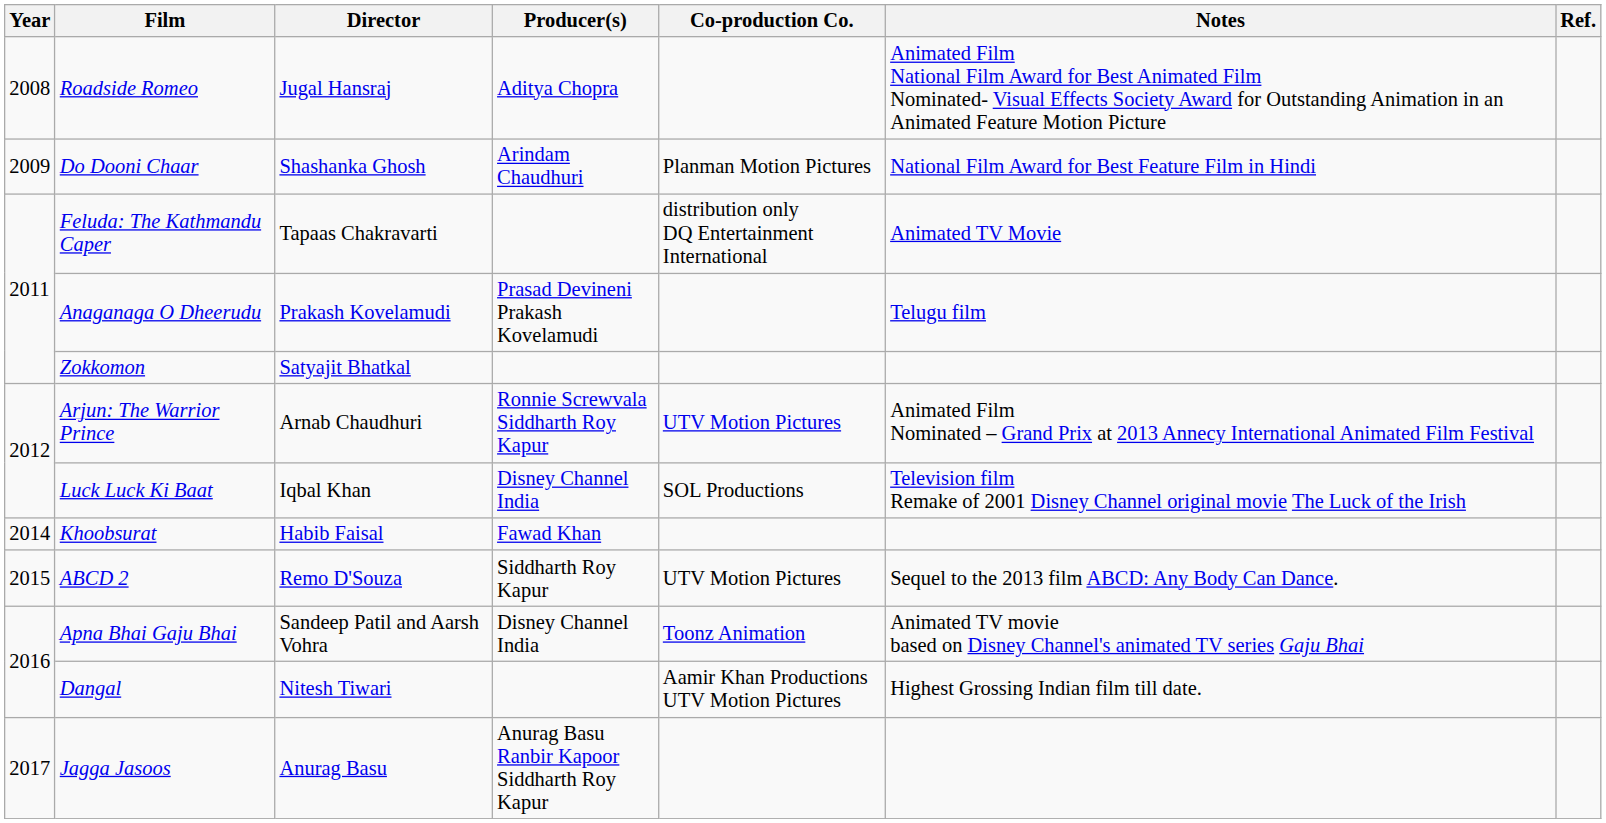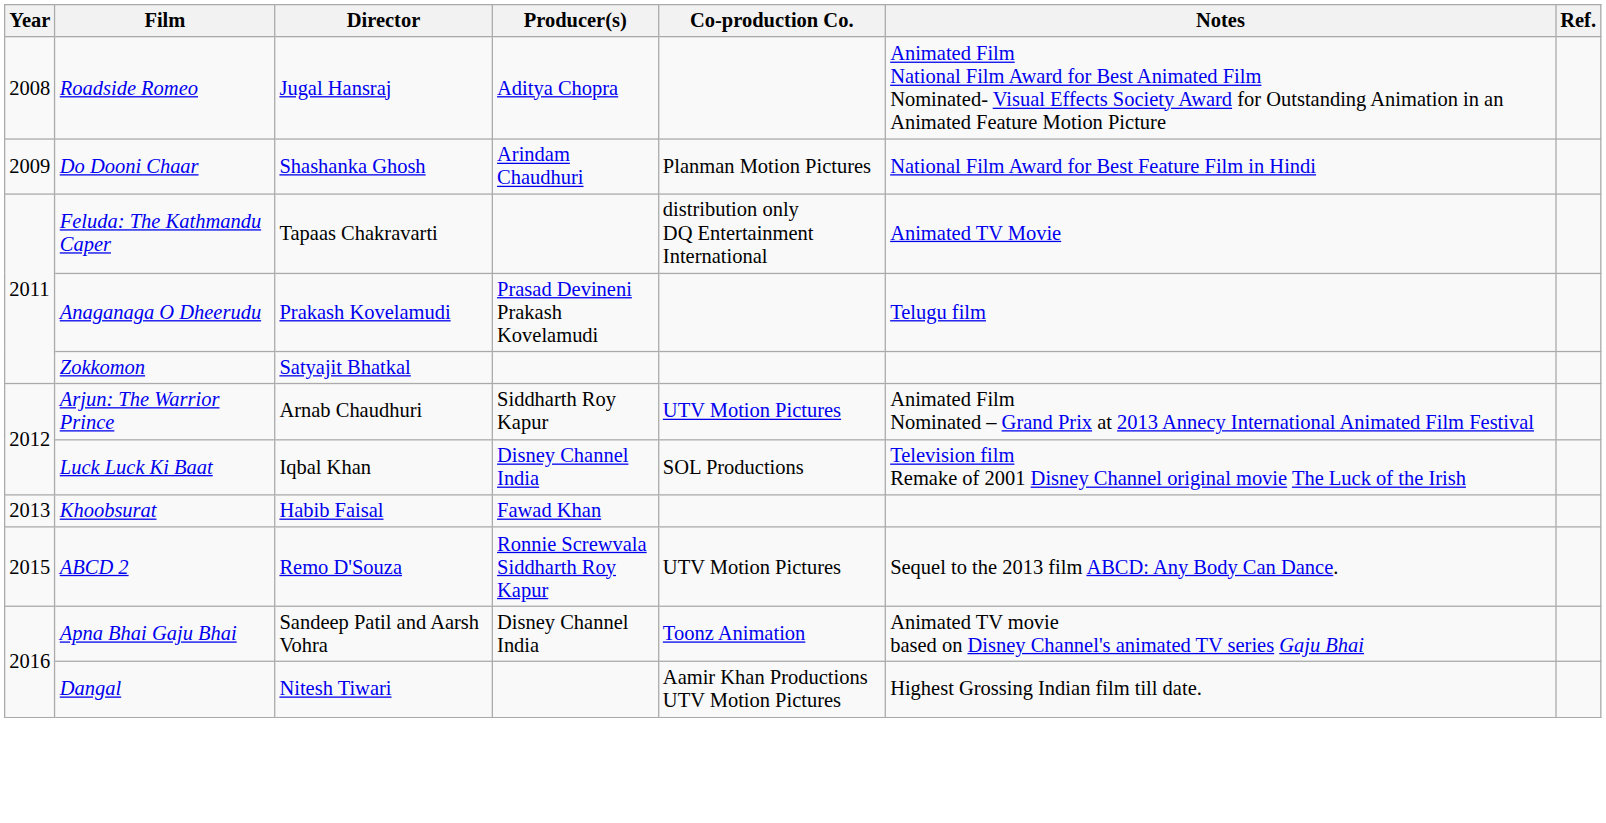(572, 422) Ronnie Screwvala Siddharth Roy Kapur -> (557, 411) Siddharth Roy Kapur
(30, 534) 2014 -> (30, 510) 2013
(557, 578) Siddharth Roy Kapur -> (572, 566) Ronnie Screwvala Siddharth Roy Kapur
- row: (115, 767)
